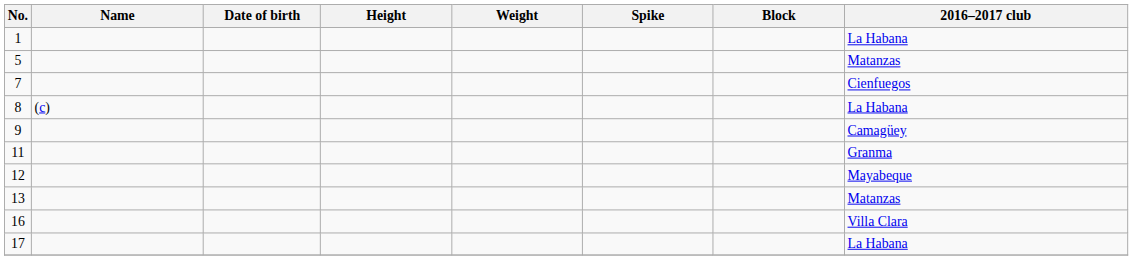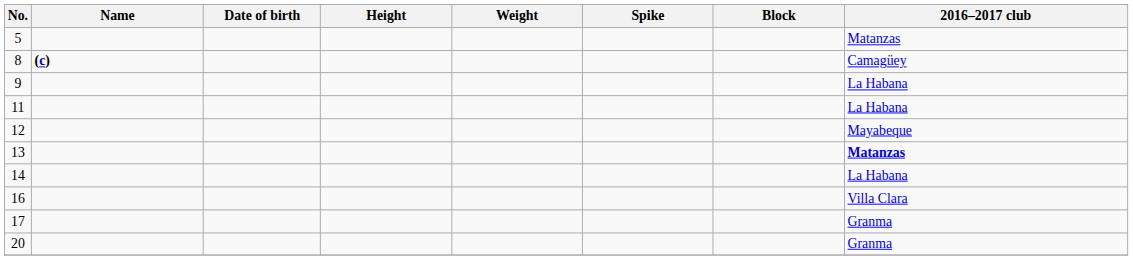- row: (18, 39)
- row: (18, 84)
(42, 107) normal -> (42, 61) bold
(878, 107) La Habana -> (877, 61) Camagüey
(877, 130) Camagüey -> (878, 84) La Habana
(870, 153) Granma -> (878, 107) La Habana
(874, 198) normal -> (876, 153) bold
+ row: (18, 175)
(878, 244) La Habana -> (870, 221) Granma
+ row: (18, 244)
